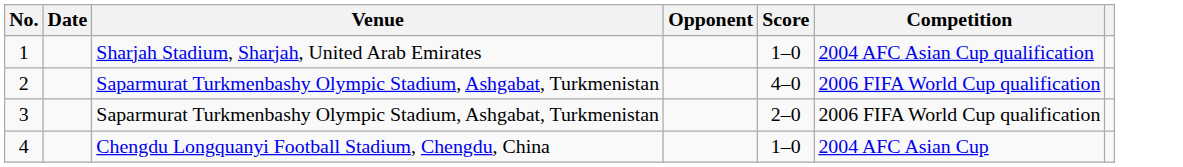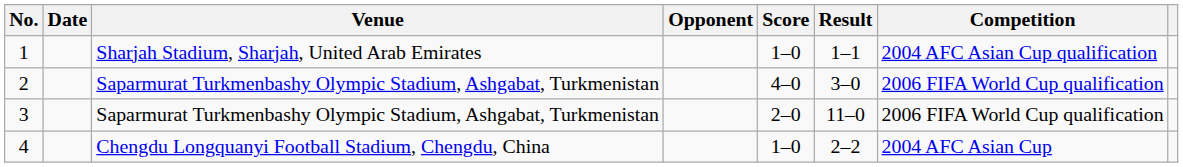+ column: (845, 20)
